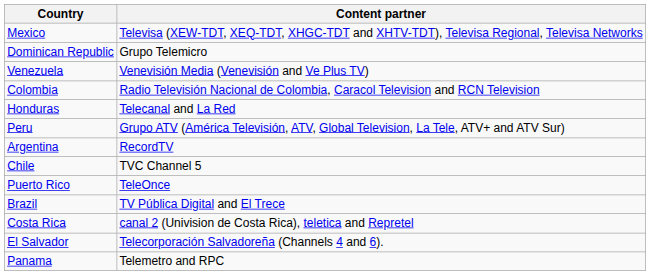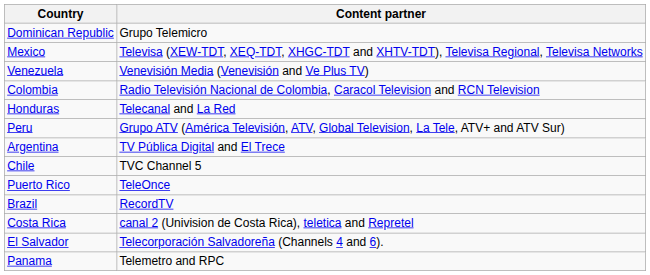rows swapped: (26, 33) <-> (61, 52)
(146, 147) RecordTV -> (202, 147) TV Pública Digital and El Trece
(202, 204) TV Pública Digital and El Trece -> (146, 204) RecordTV
